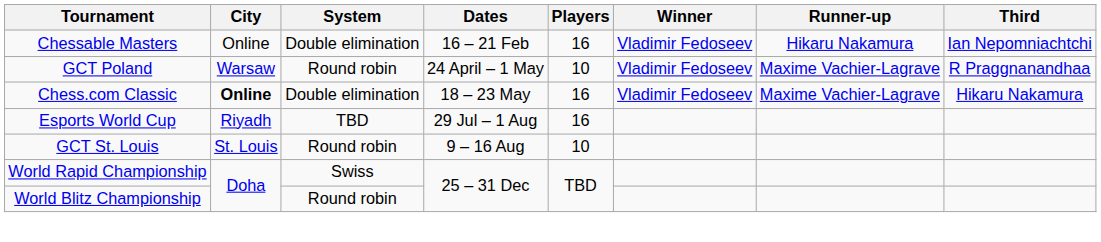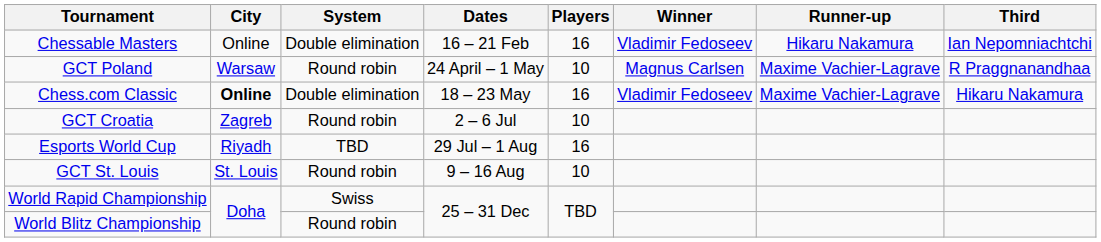(685, 69) Vladimir Fedoseev -> (685, 69) Magnus Carlsen
+ row: (107, 120)
